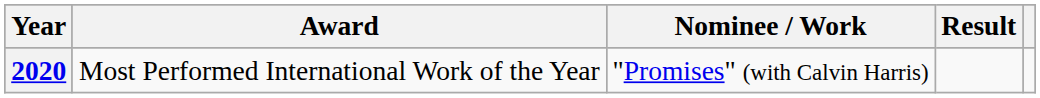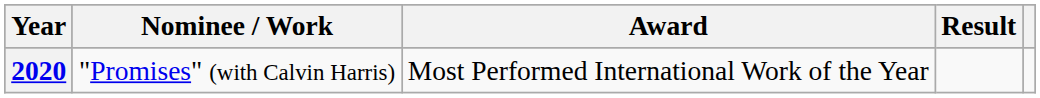columns swapped: (771, 26) <-> (339, 26)
